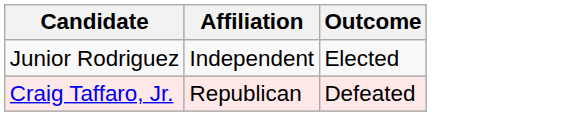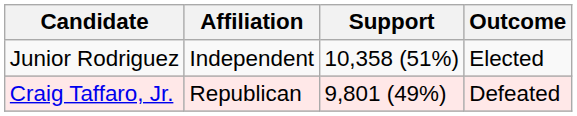+ column: (392, 22)
